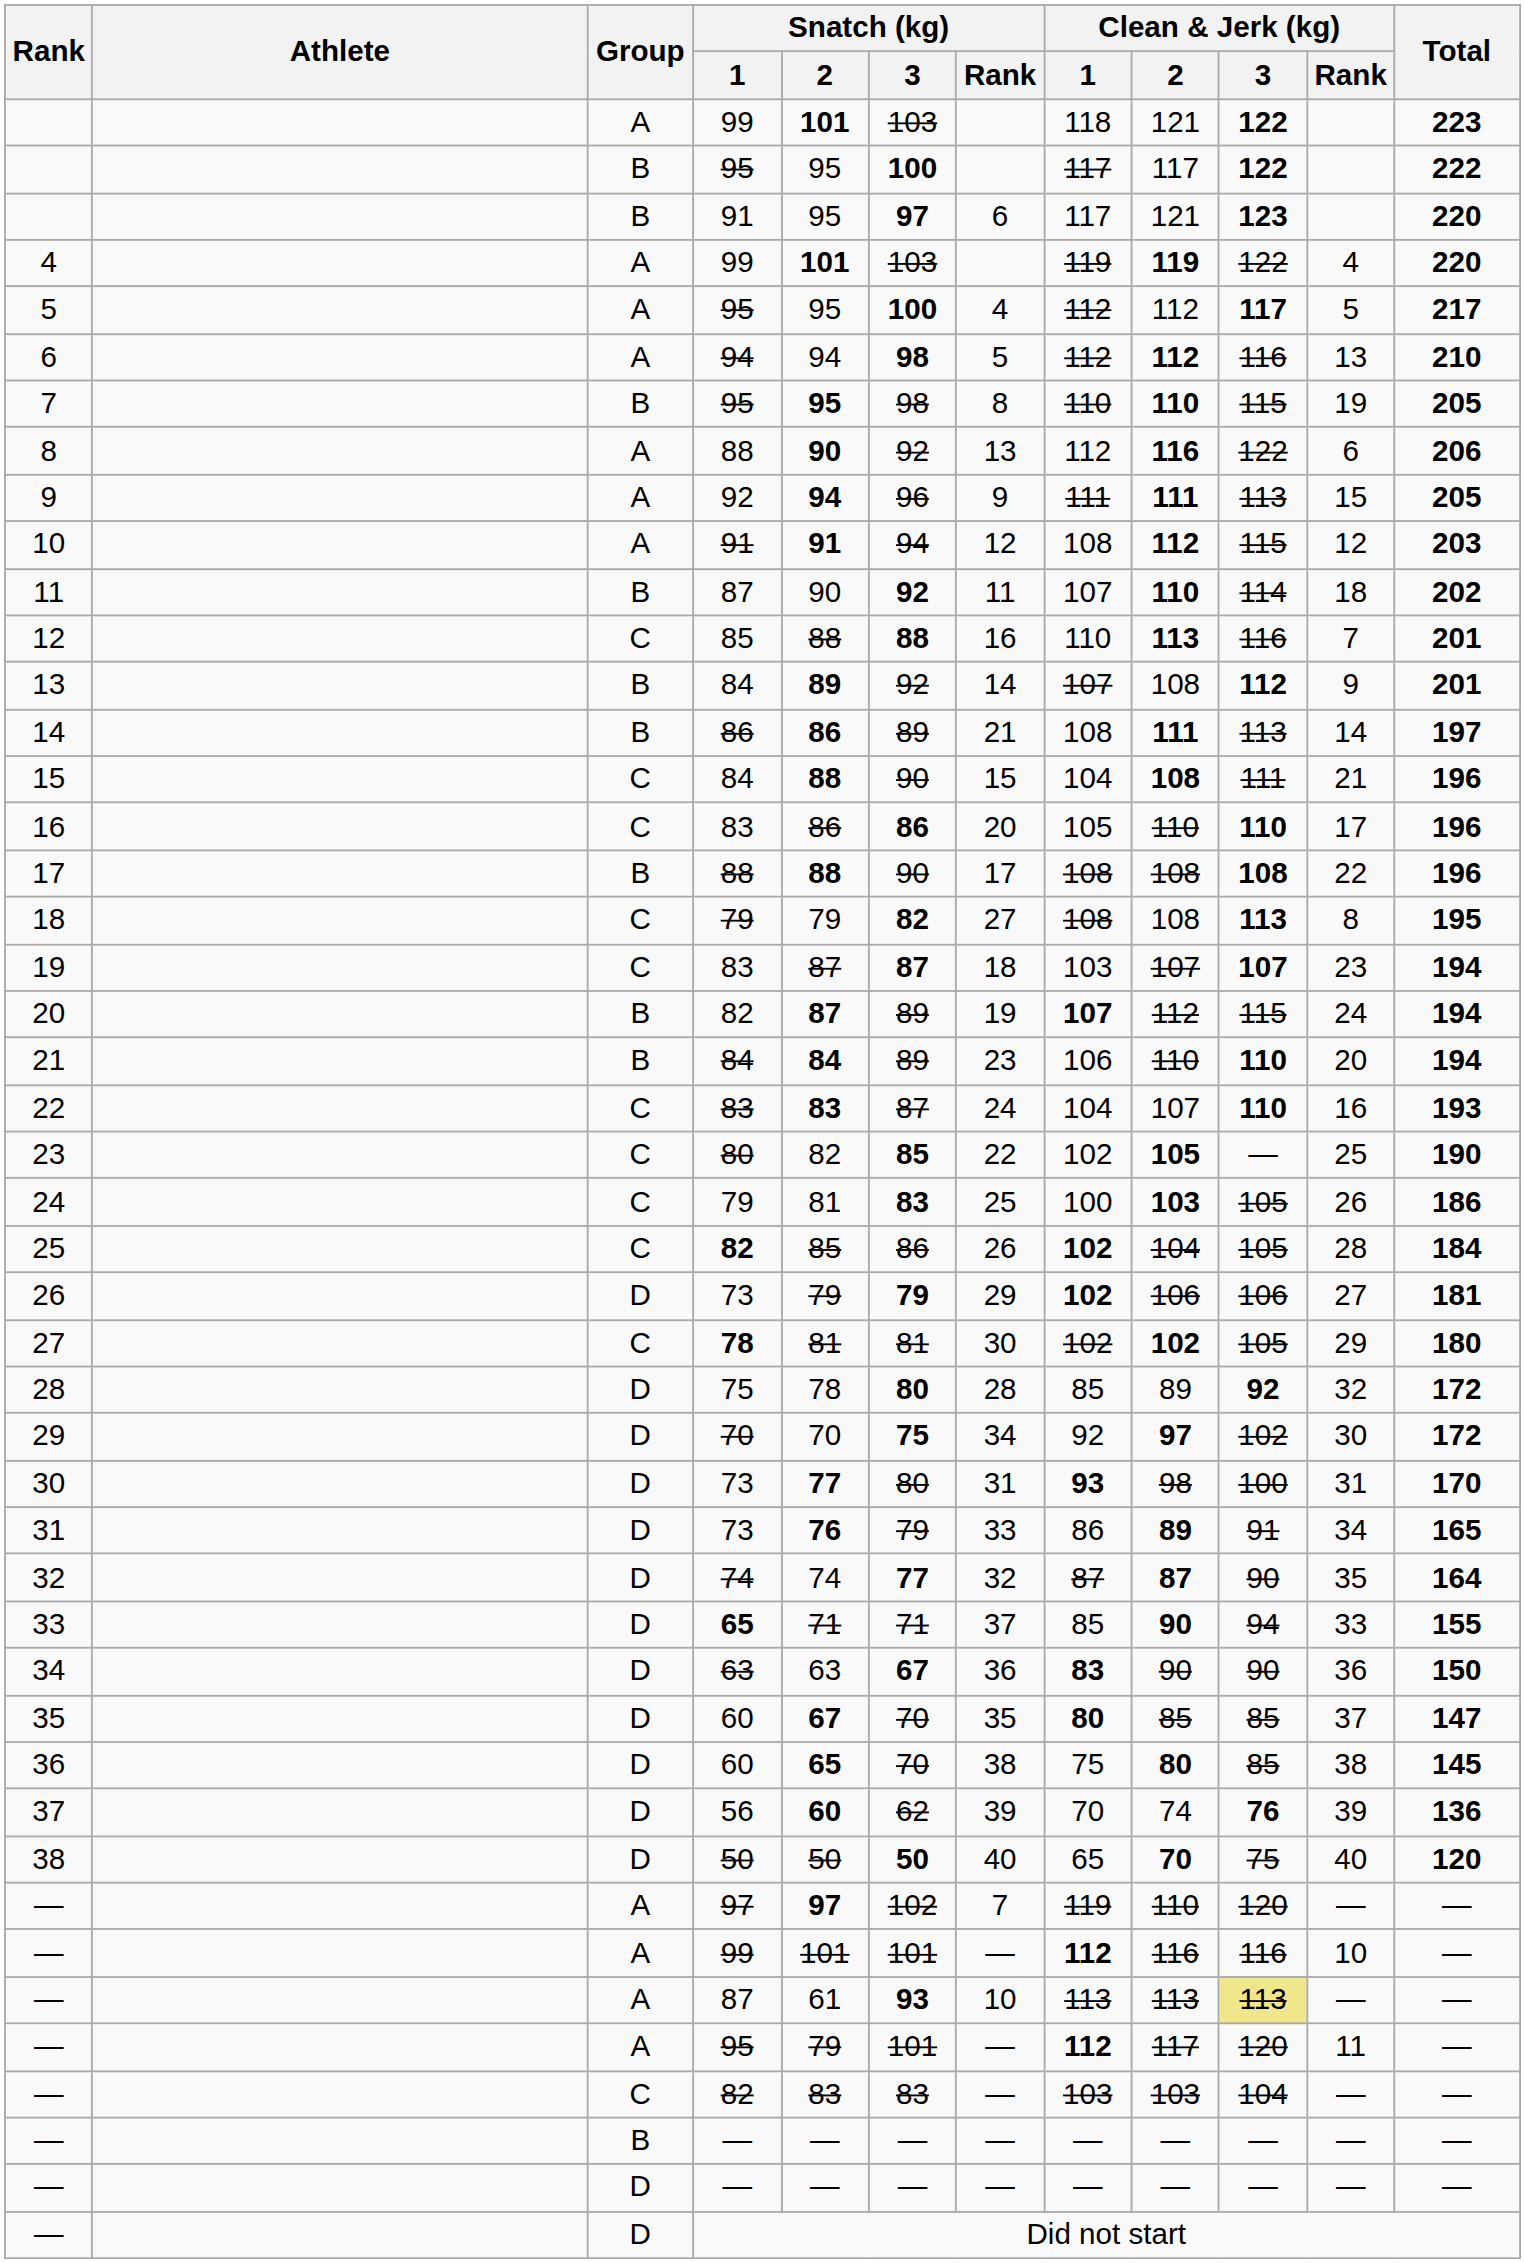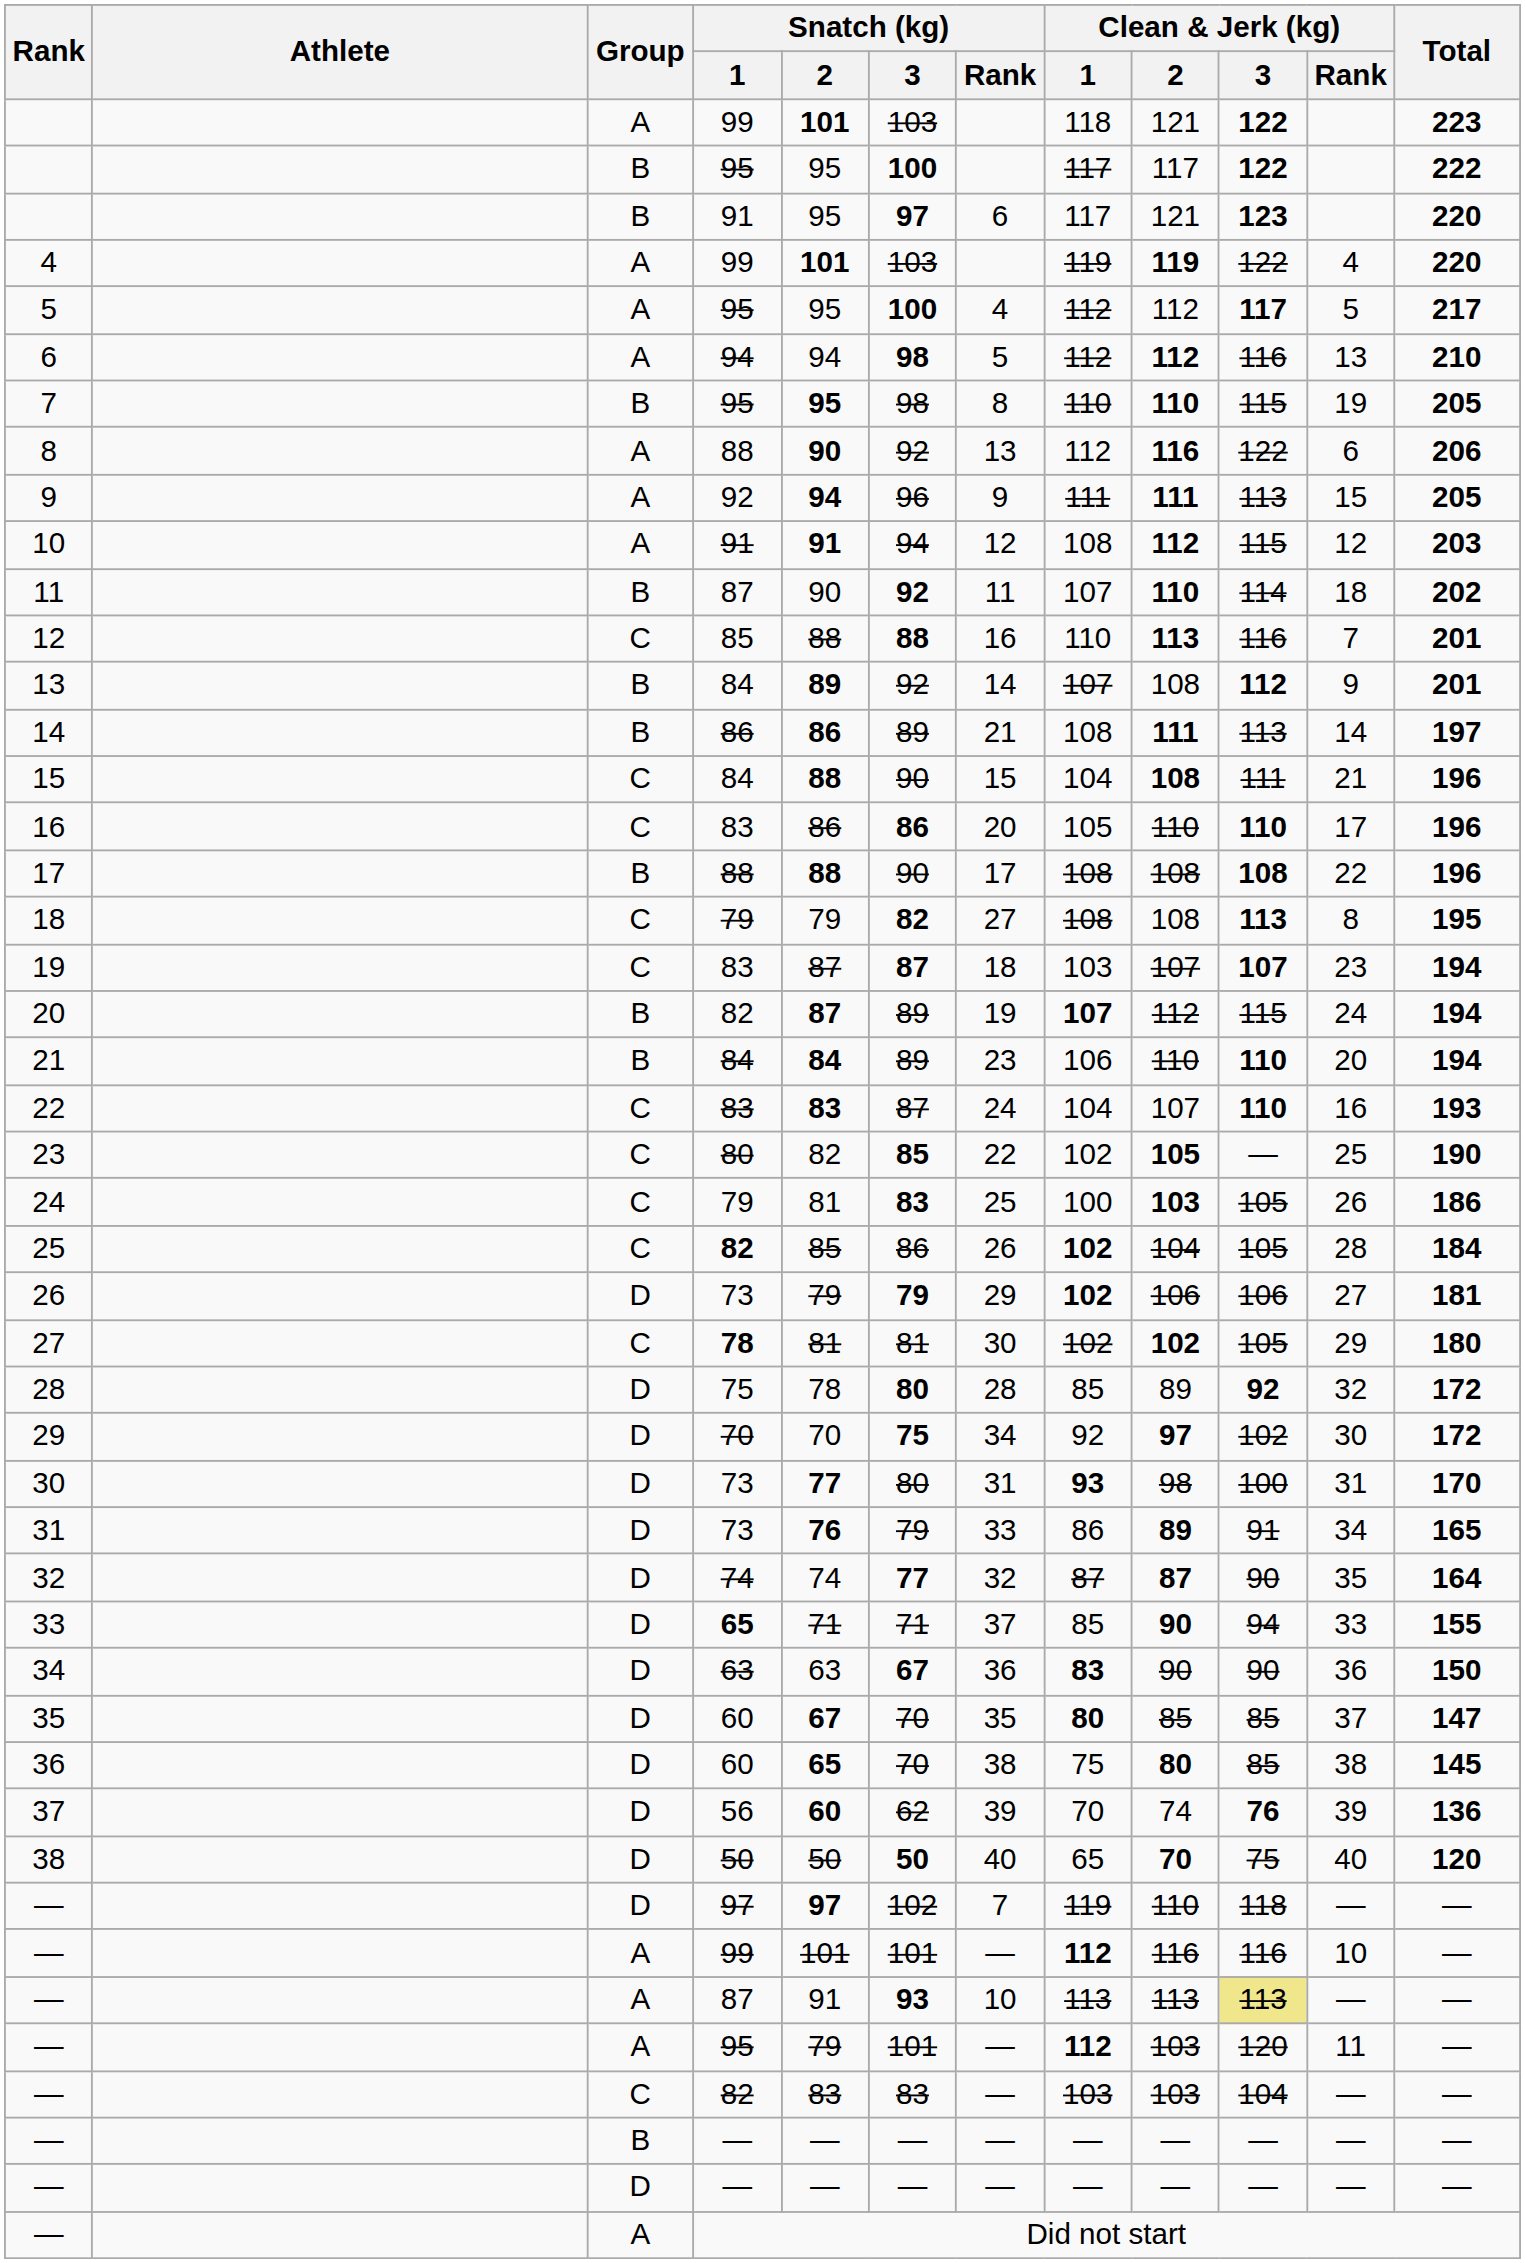(640, 1905) A -> (640, 1905) D
(1263, 1905) 120 -> (1263, 1905) 118
(825, 1999) 61 -> (825, 1999) 91
(1175, 2046) 117 -> (1175, 2046) 103
(640, 2234) D -> (640, 2234) A
